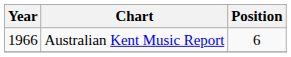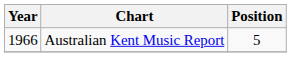(257, 39) 6 -> (257, 39) 5
